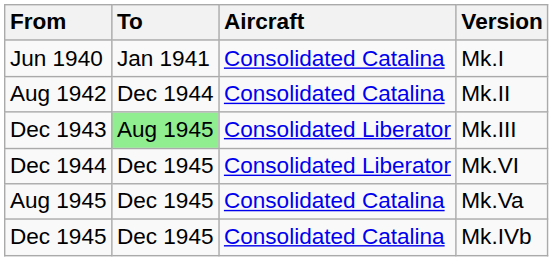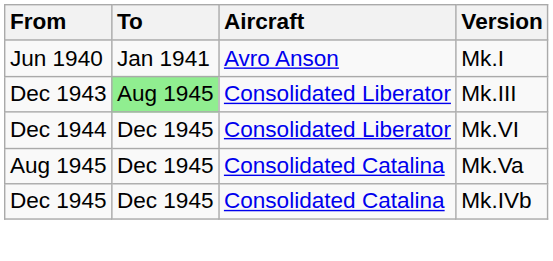(334, 58) Consolidated Catalina -> (281, 58) Avro Anson
- row: (58, 93)
